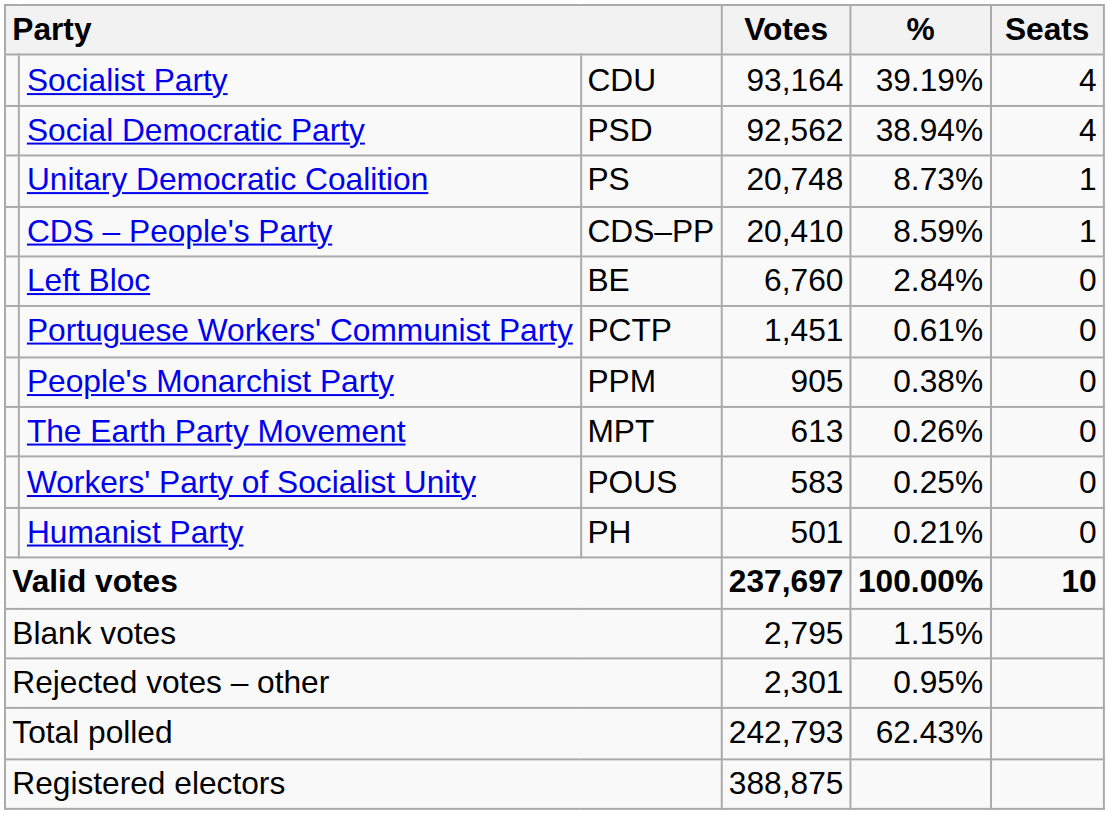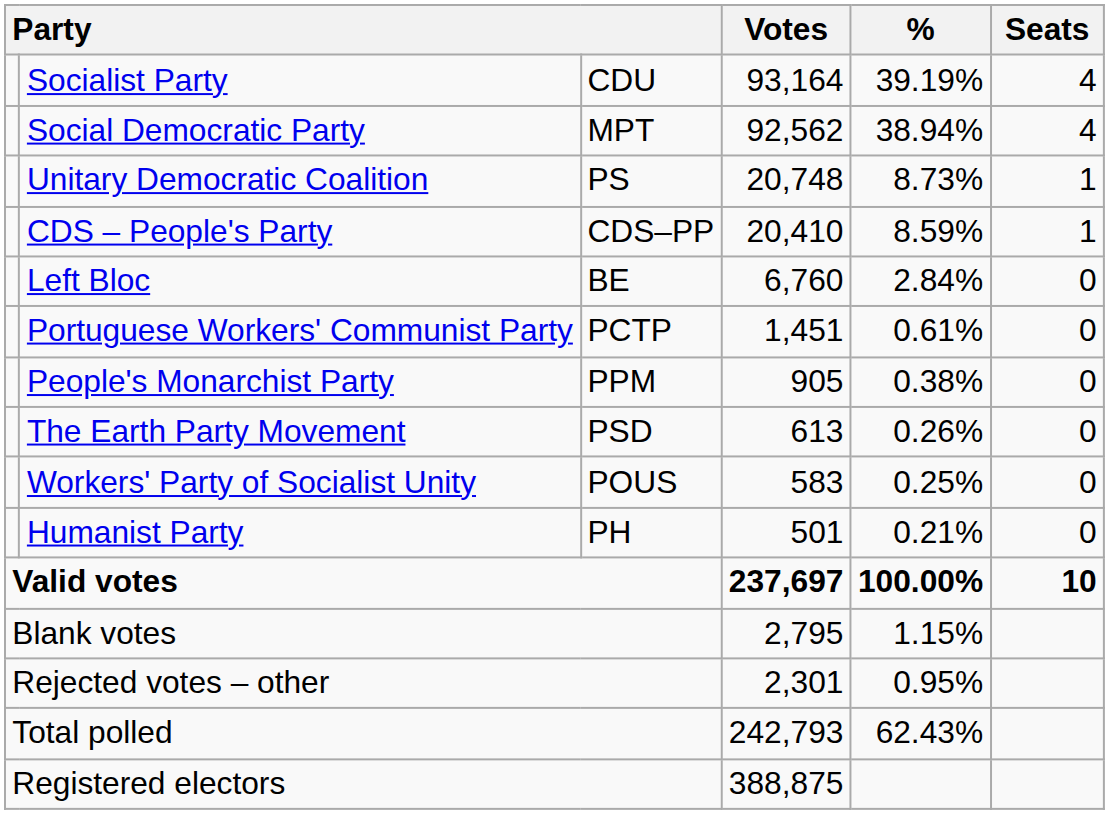(620, 130) PSD -> (621, 130) MPT
(621, 431) MPT -> (620, 431) PSD
